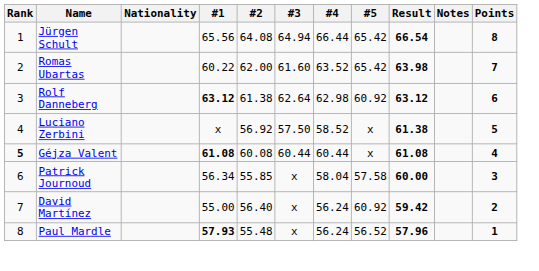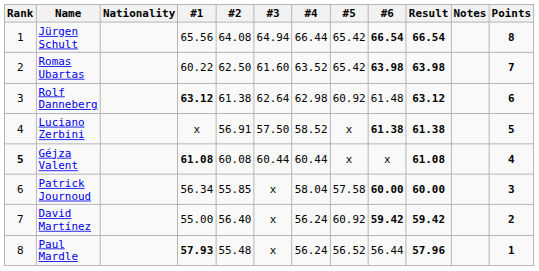+ column: (387, 13)
(256, 68) 62.00 -> (235, 68) 62.50
(256, 129) 56.92 -> (235, 129) 56.91
